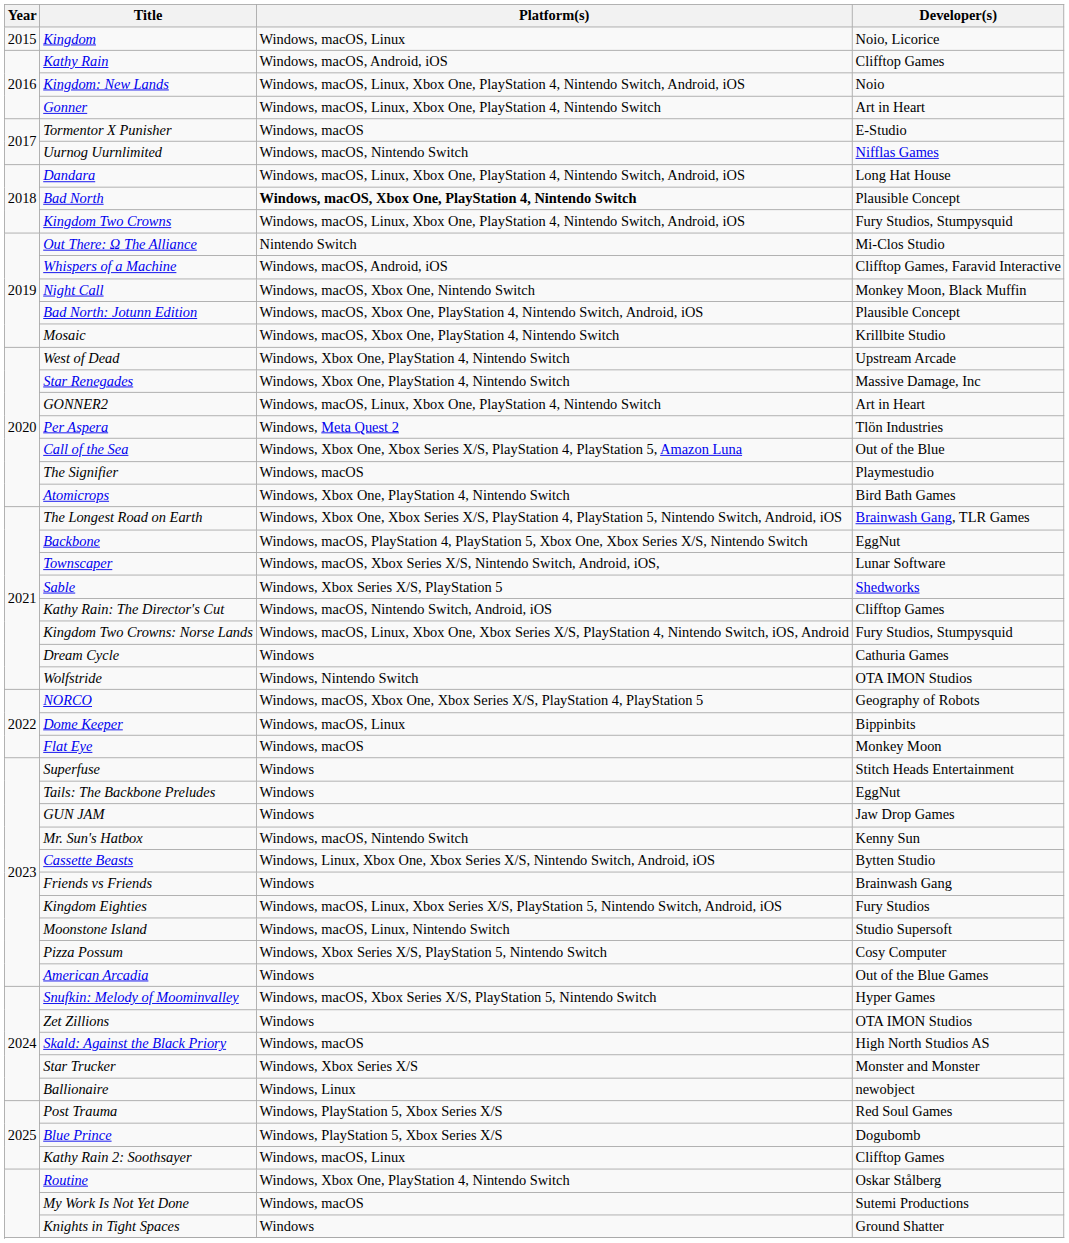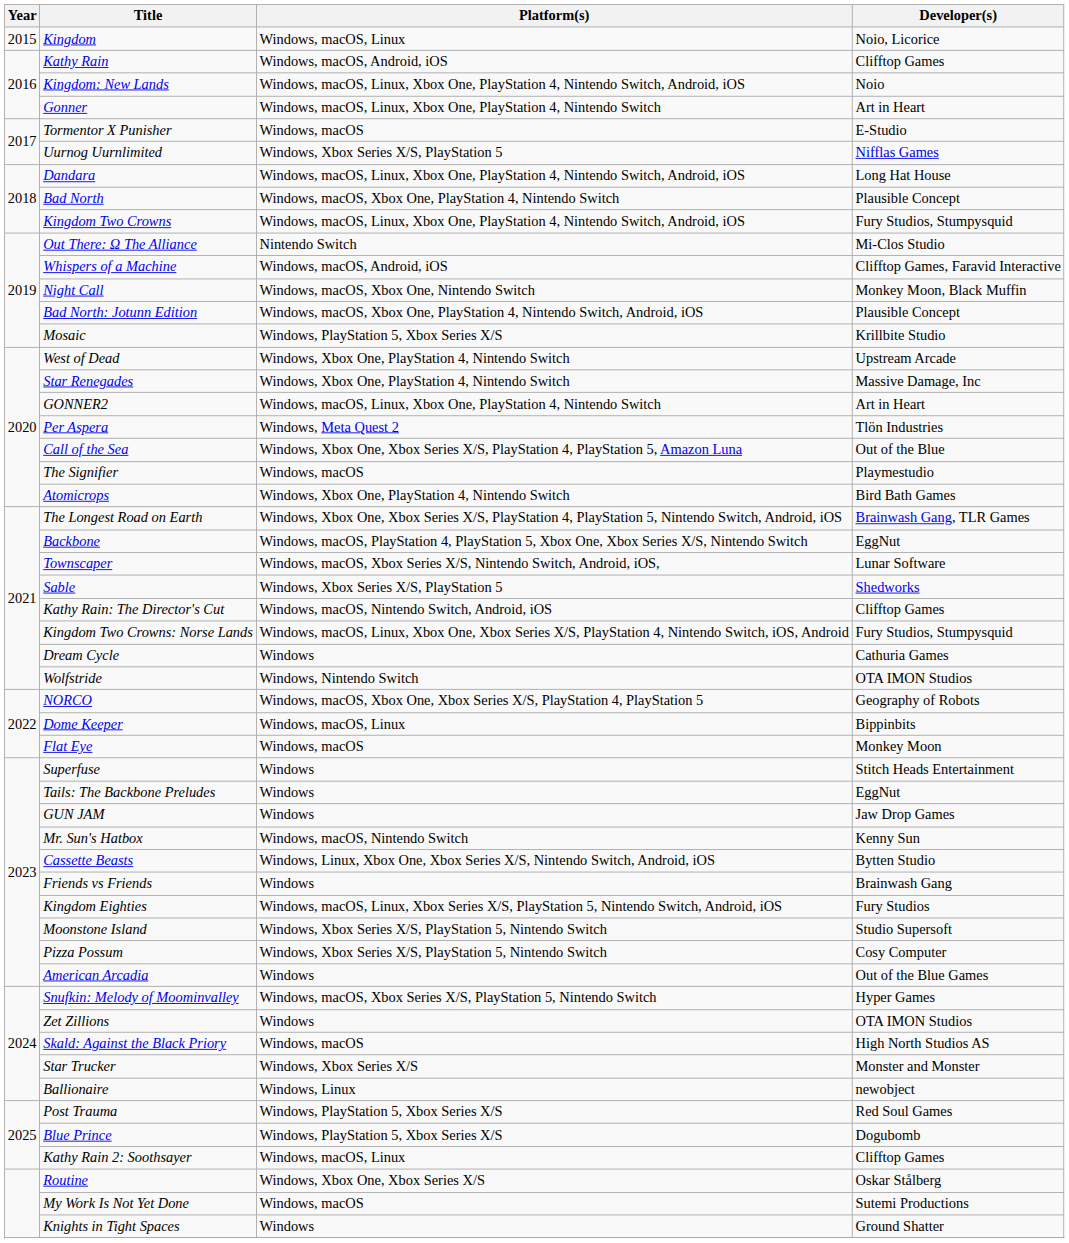(364, 152) Windows, macOS, Nintendo Switch -> (381, 152) Windows, Xbox Series X/S, PlayStation 5
(448, 198) bold -> (439, 198) normal
(439, 335) Windows, macOS, Xbox One, PlayStation 4, Nintendo Switch -> (381, 335) Windows, PlayStation 5, Xbox Series X/S
(385, 929) Windows, macOS, Linux, Nintendo Switch -> (433, 929) Windows, Xbox Series X/S, PlayStation 5, Nintendo Switch
(415, 1180) Windows, Xbox One, PlayStation 4, Nintendo Switch -> (372, 1180) Windows, Xbox One, Xbox Series X/S
